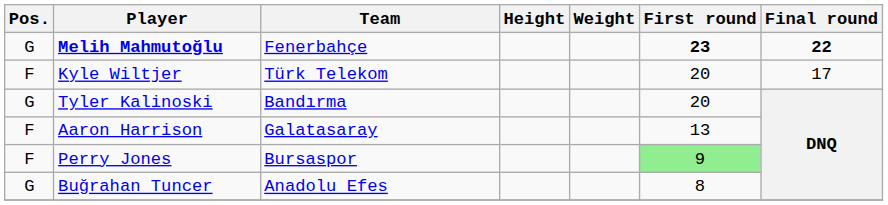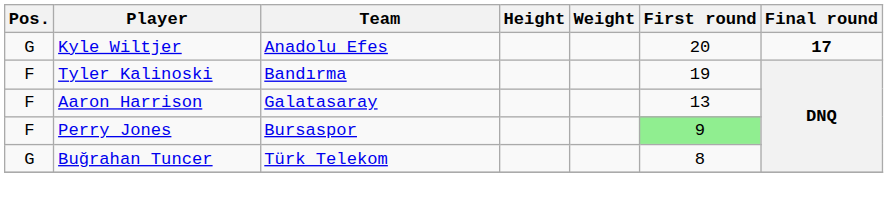- row: (141, 47)
(29, 75) F -> (29, 47) G
(326, 75) Türk Telekom -> (326, 47) Anadolu Efes
(821, 75) normal -> (821, 47) bold
(29, 103) G -> (29, 75) F
(700, 103) 20 -> (700, 75) 19
(326, 186) Anadolu Efes -> (326, 158) Türk Telekom
